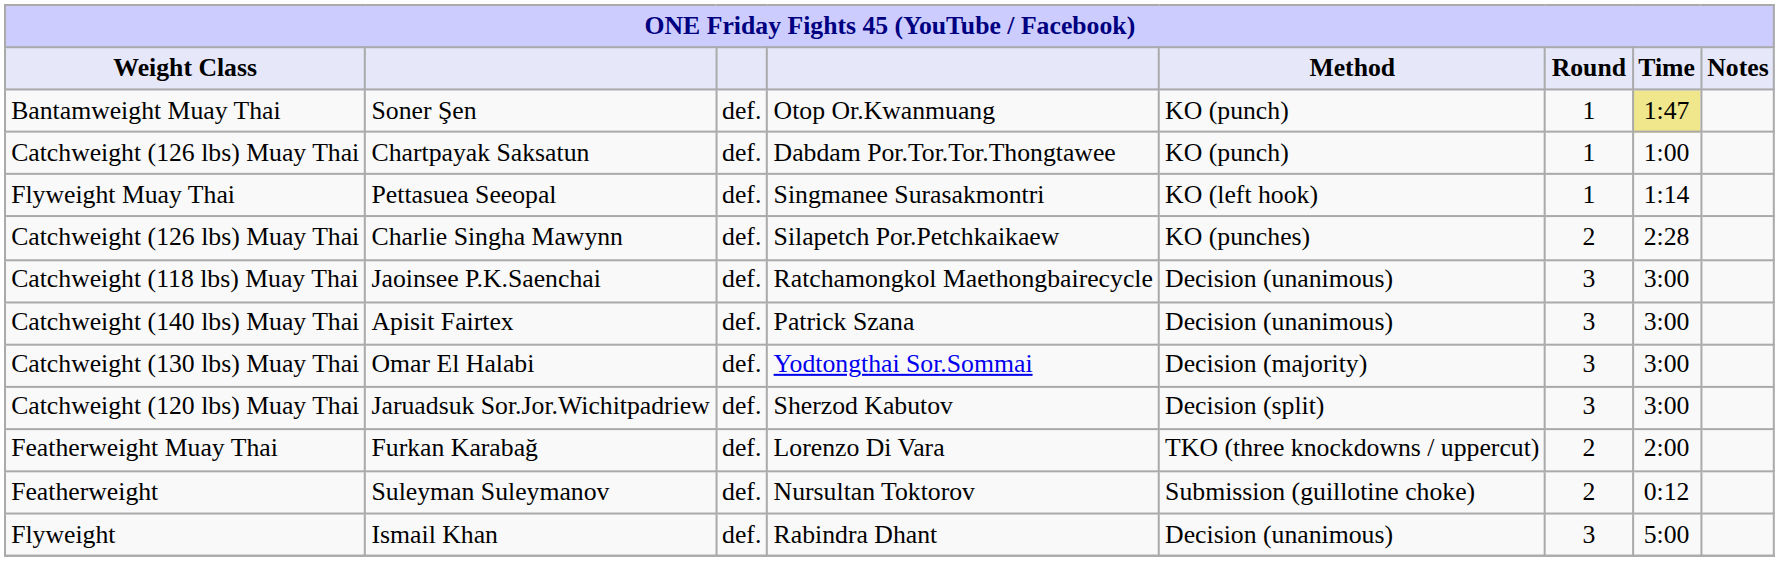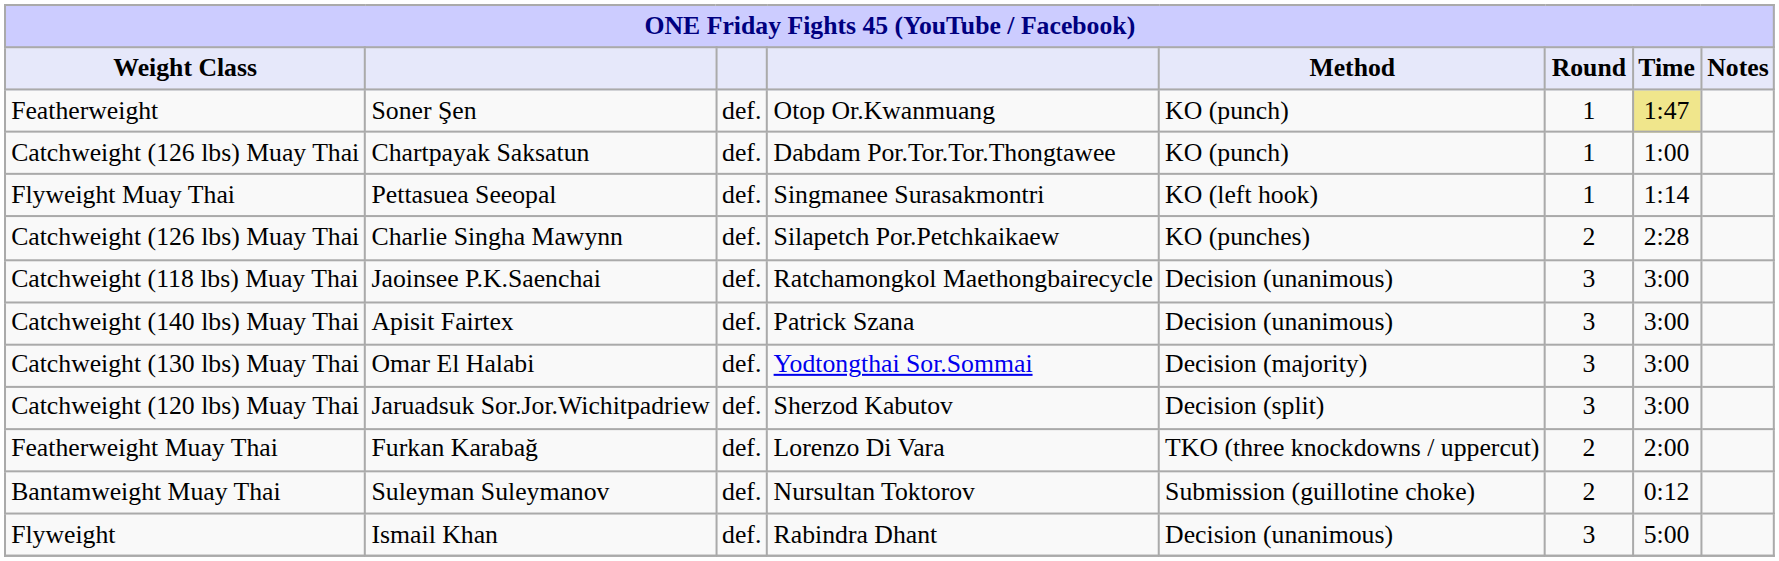(146, 110) Bantamweight Muay Thai -> (85, 110) Featherweight
(85, 491) Featherweight -> (146, 491) Bantamweight Muay Thai
